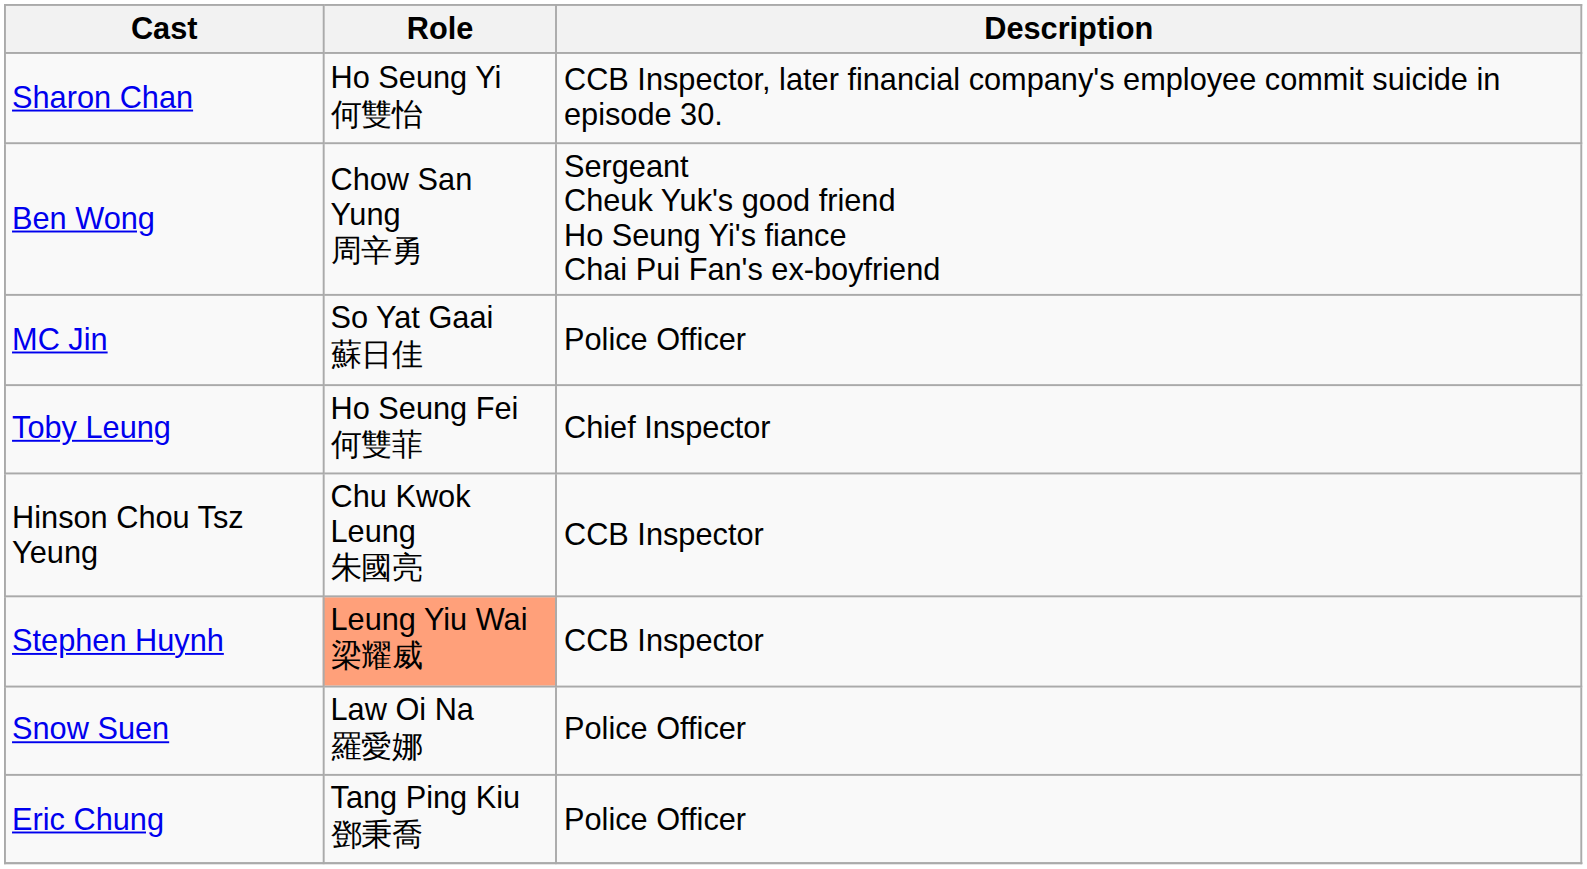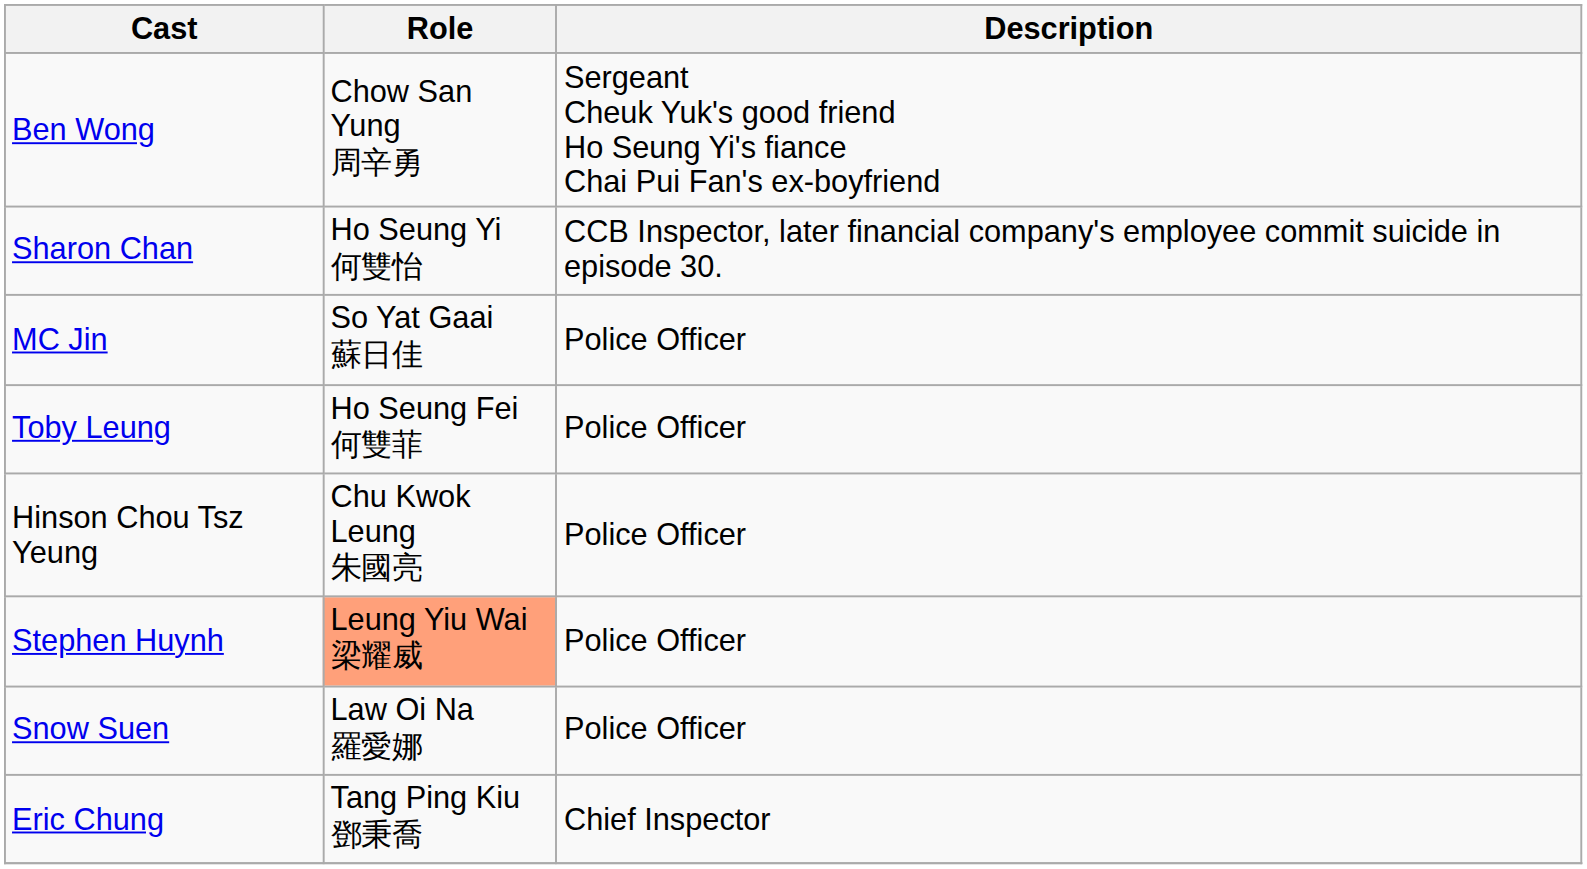rows swapped: (103, 97) <-> (83, 218)
(667, 428) Chief Inspector -> (655, 428) Police Officer
(664, 534) CCB Inspector -> (655, 534) Police Officer
(664, 640) CCB Inspector -> (655, 640) Police Officer
(655, 818) Police Officer -> (667, 818) Chief Inspector
